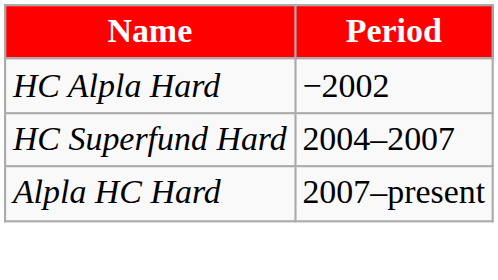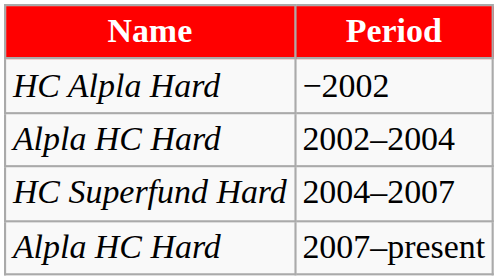+ row: (379, 138)
